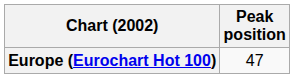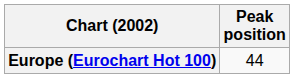(255, 60) 47 -> (255, 60) 44
